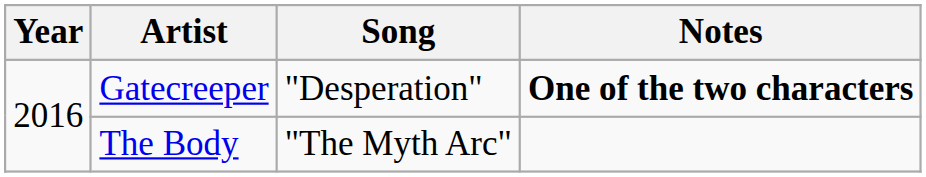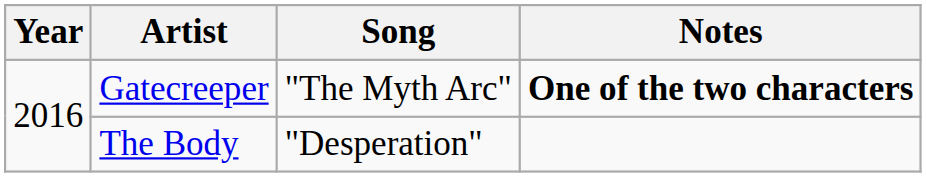(384, 87) "Desperation" -> (398, 87) "The Myth Arc"
(398, 143) "The Myth Arc" -> (384, 143) "Desperation"
